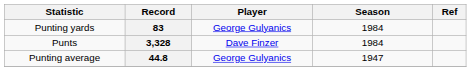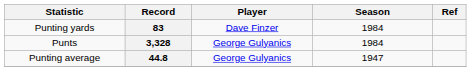(252, 27) George Gulyanics -> (252, 27) Dave Finzer
(252, 43) Dave Finzer -> (252, 43) George Gulyanics
